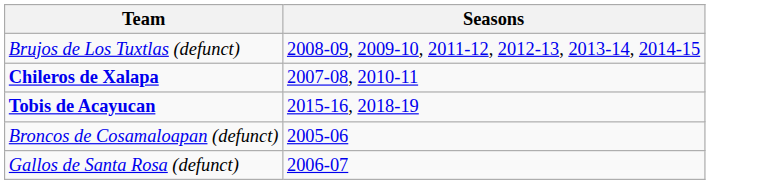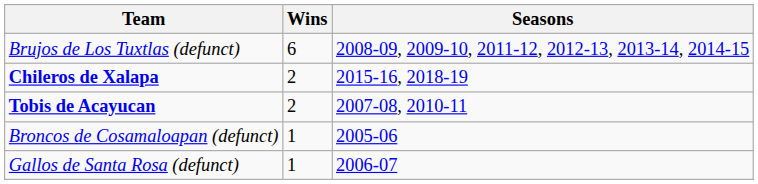+ column: (307, 19)
(353, 77) 2007-08, 2010-11 -> (402, 77) 2015-16, 2018-19
(353, 106) 2015-16, 2018-19 -> (402, 106) 2007-08, 2010-11
